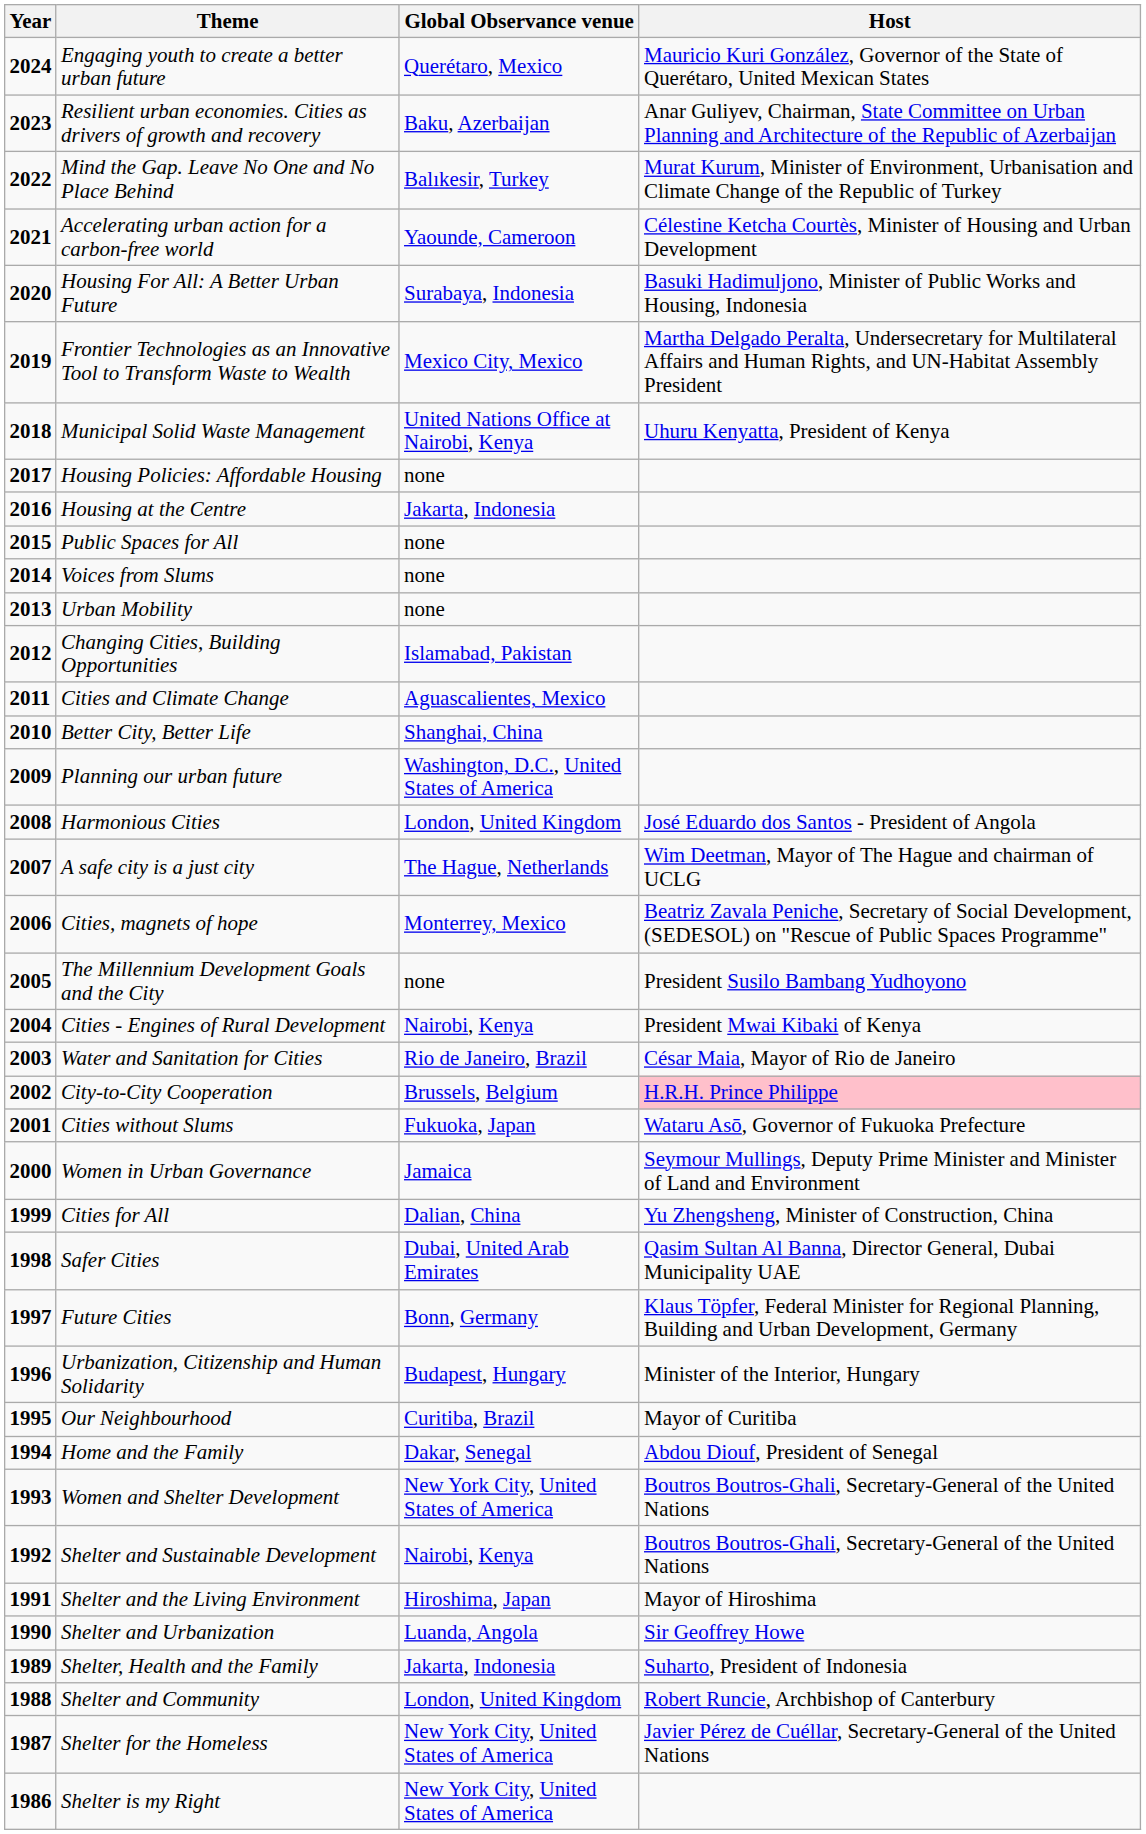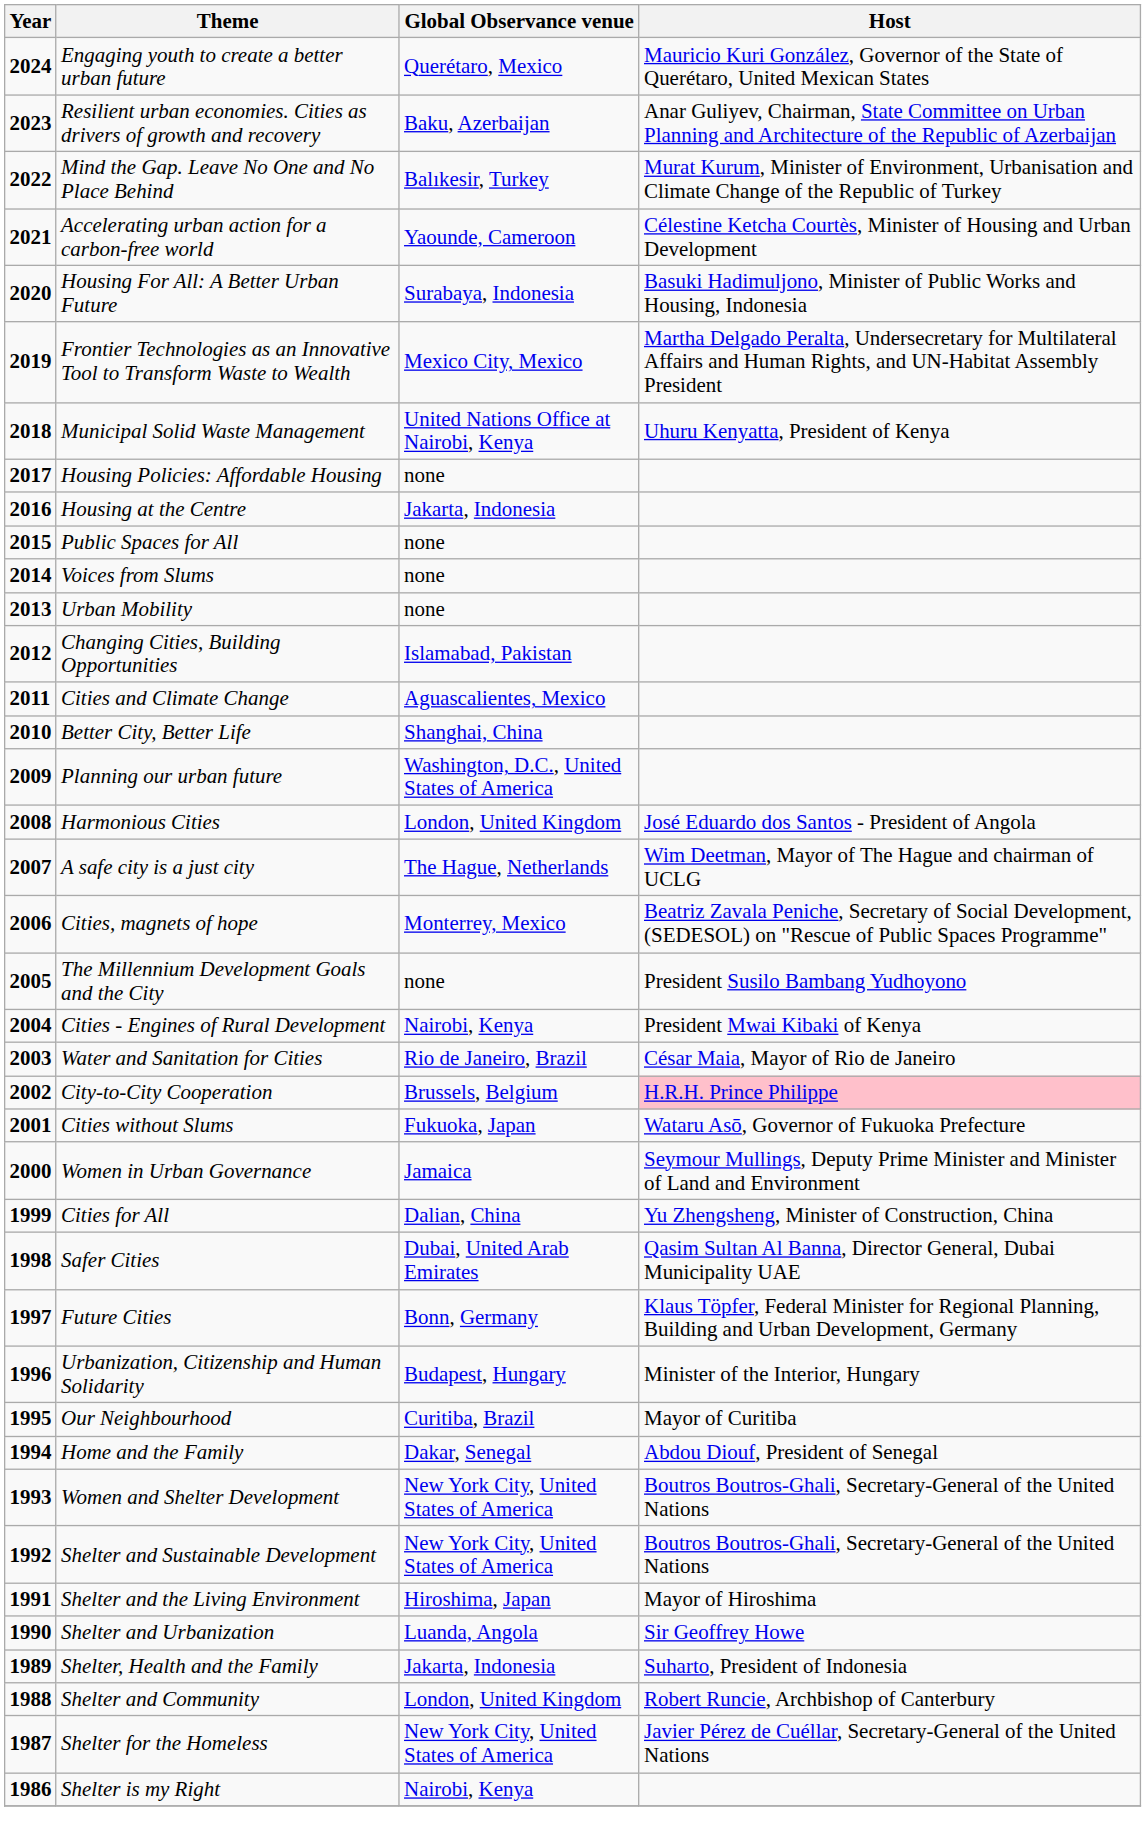(469, 1554) Nairobi, Kenya -> (500, 1554) New York City, United States of America
(500, 1800) New York City, United States of America -> (469, 1789) Nairobi, Kenya
